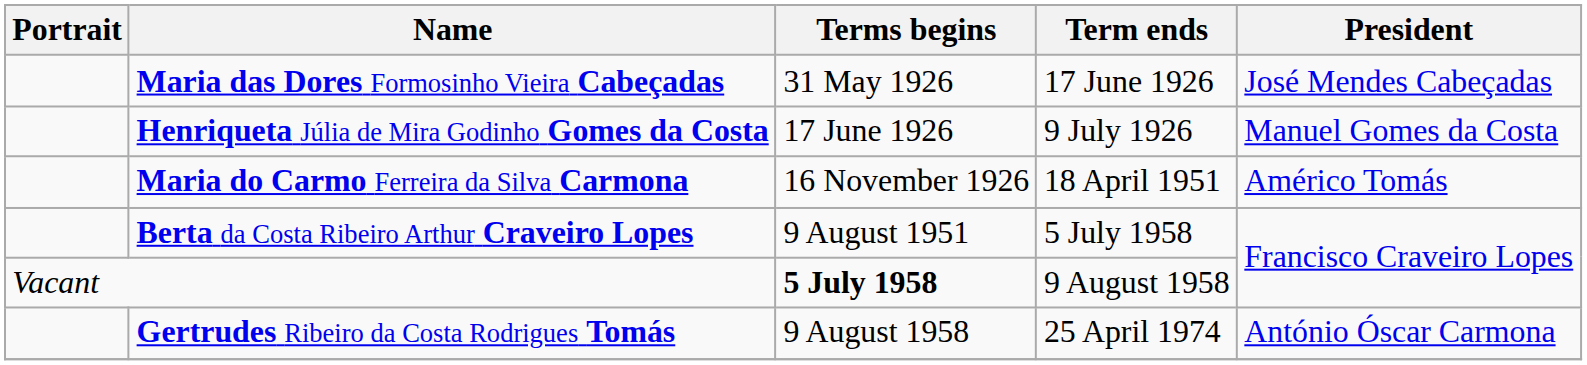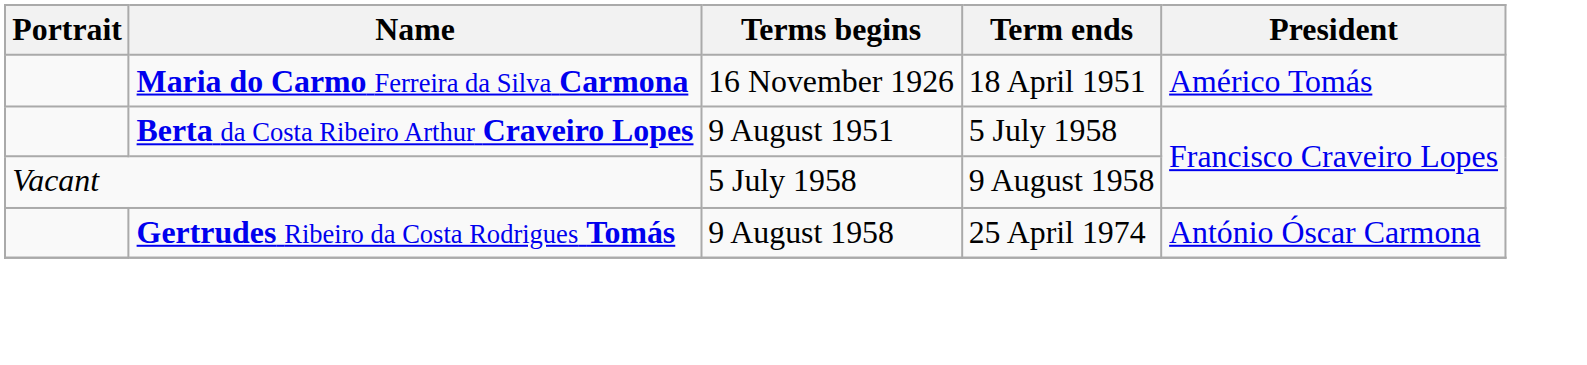- row: (430, 80)
- row: (453, 130)
(860, 282) bold -> (782, 181) normal
